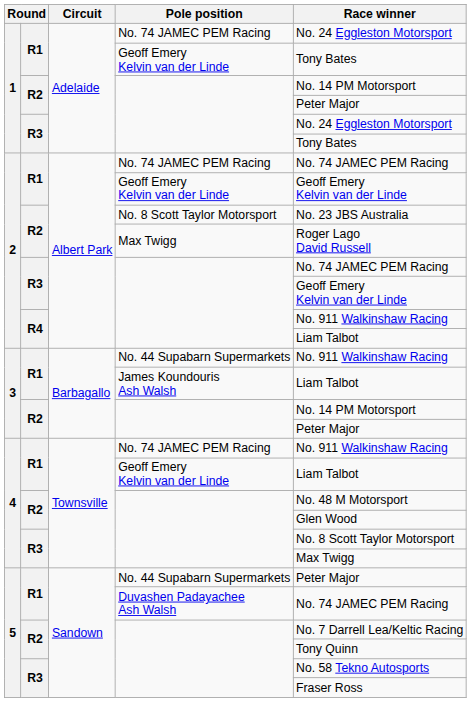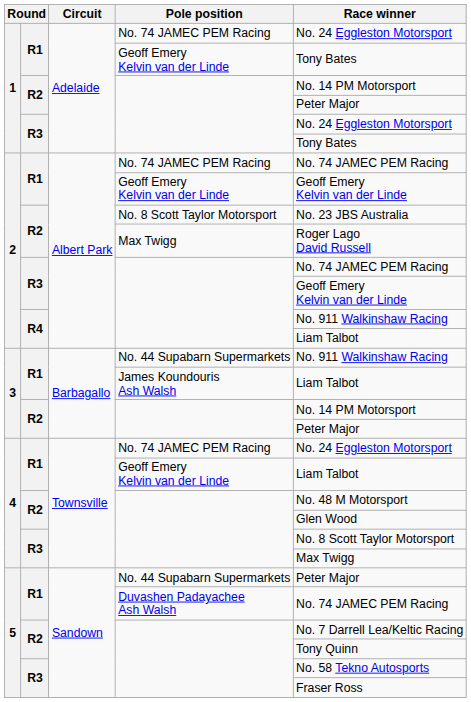(372, 448) No. 911 Walkinshaw Racing -> (374, 448) No. 24 Eggleston Motorsport
